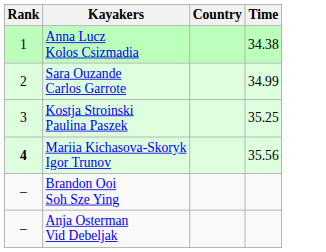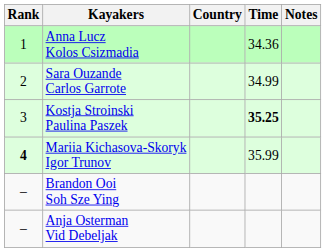+ column: (301, 15)
(263, 44) 34.38 -> (263, 44) 34.36
(263, 118) normal -> (263, 118) bold
(263, 155) 35.56 -> (263, 155) 35.99
